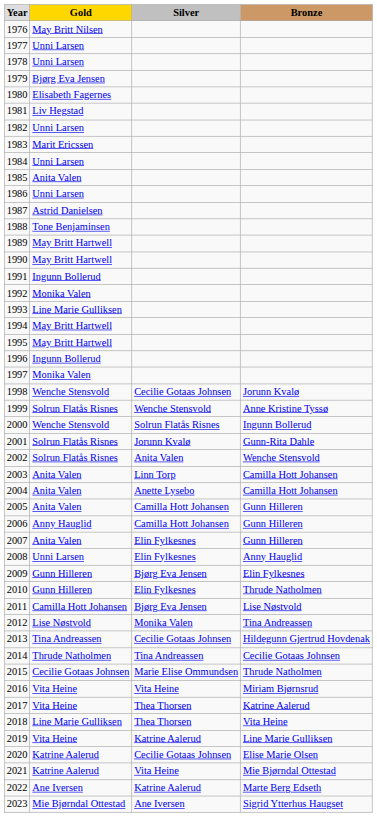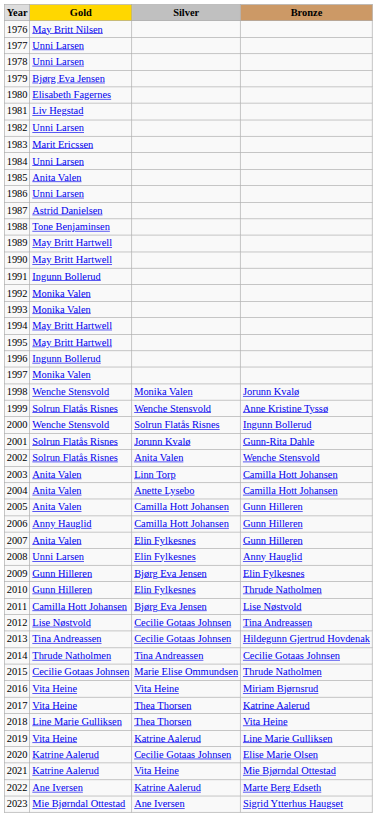(77, 309) Line Marie Gulliksen -> (62, 309) Monika Valen
(183, 392) Cecilie Gotaas Johnsen -> (163, 392) Monika Valen
(163, 623) Monika Valen -> (183, 623) Cecilie Gotaas Johnsen
